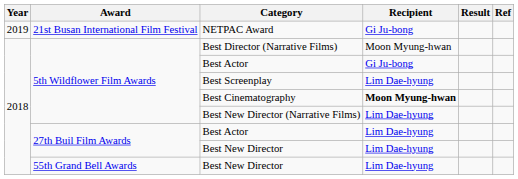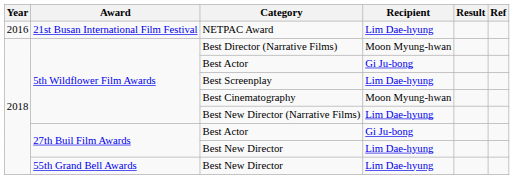(18, 30) 2019 -> (18, 30) 2016
(389, 30) Gi Ju-bong -> (399, 30) Lim Dae-hyung
(411, 98) bold -> (408, 98) normal
(399, 132) Lim Dae-hyung -> (389, 132) Gi Ju-bong
